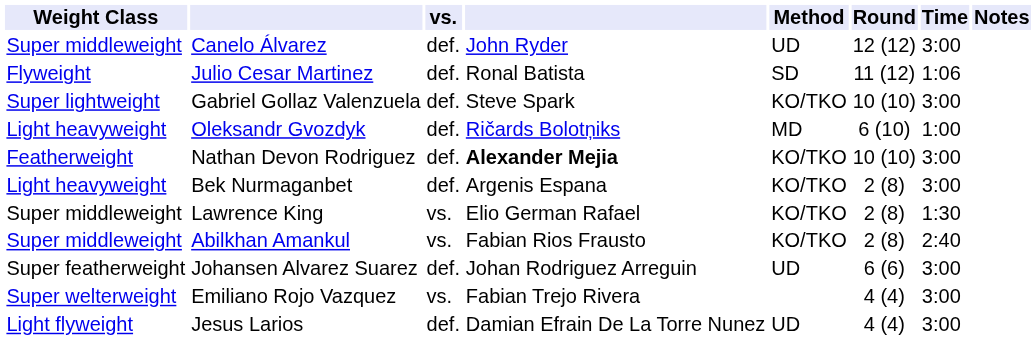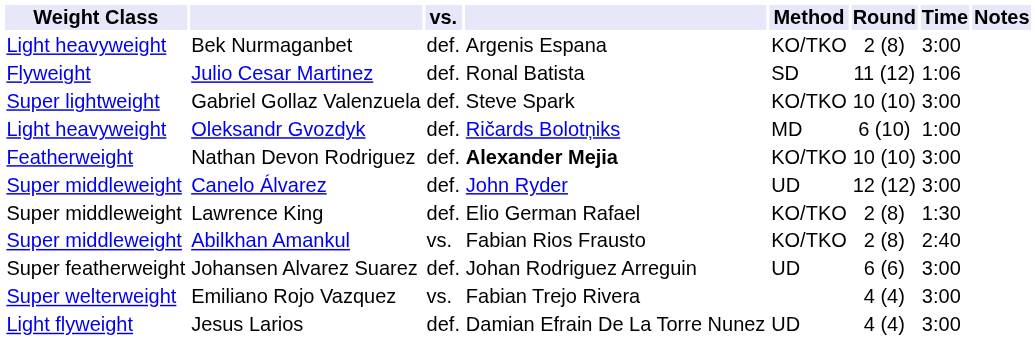rows swapped: (259, 45) <-> (272, 185)
(439, 213) vs. -> (443, 213) def.
